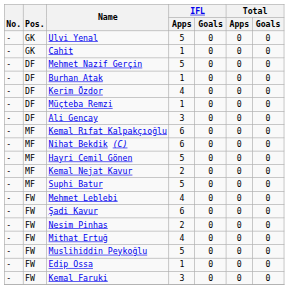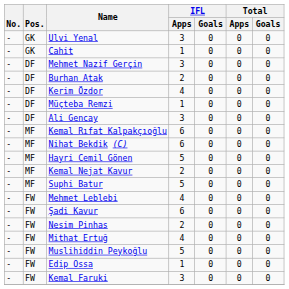(182, 38) 5 -> (182, 38) 3
(182, 64) 5 -> (182, 64) 3
(182, 78) 1 -> (182, 78) 2
